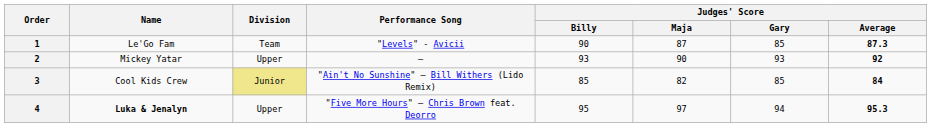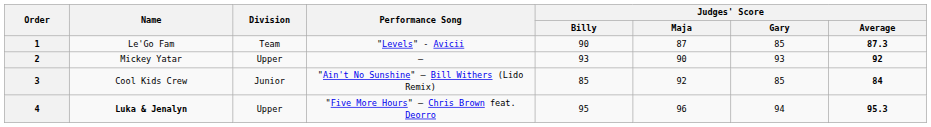(270, 81) khaki background -> (270, 81) no background
(682, 81) 82 -> (682, 81) 92
(682, 109) 97 -> (682, 109) 96
